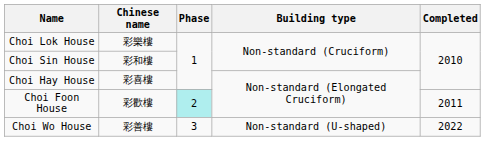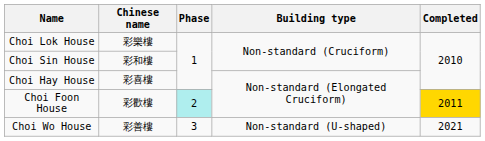(450, 103) no background -> (450, 103) gold background
(450, 127) 2022 -> (450, 127) 2021
